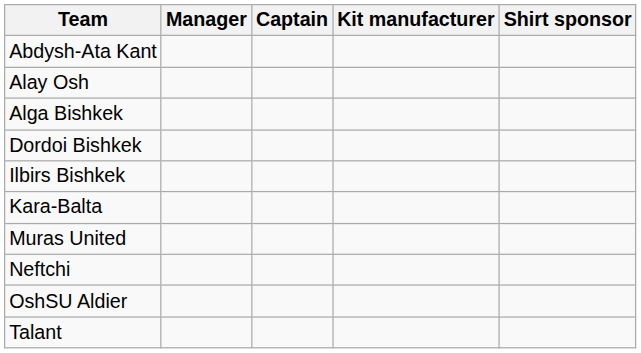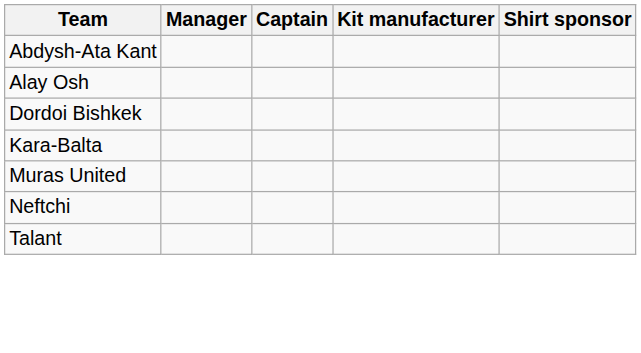- row: (66, 113)
- row: (67, 176)
- row: (68, 301)
